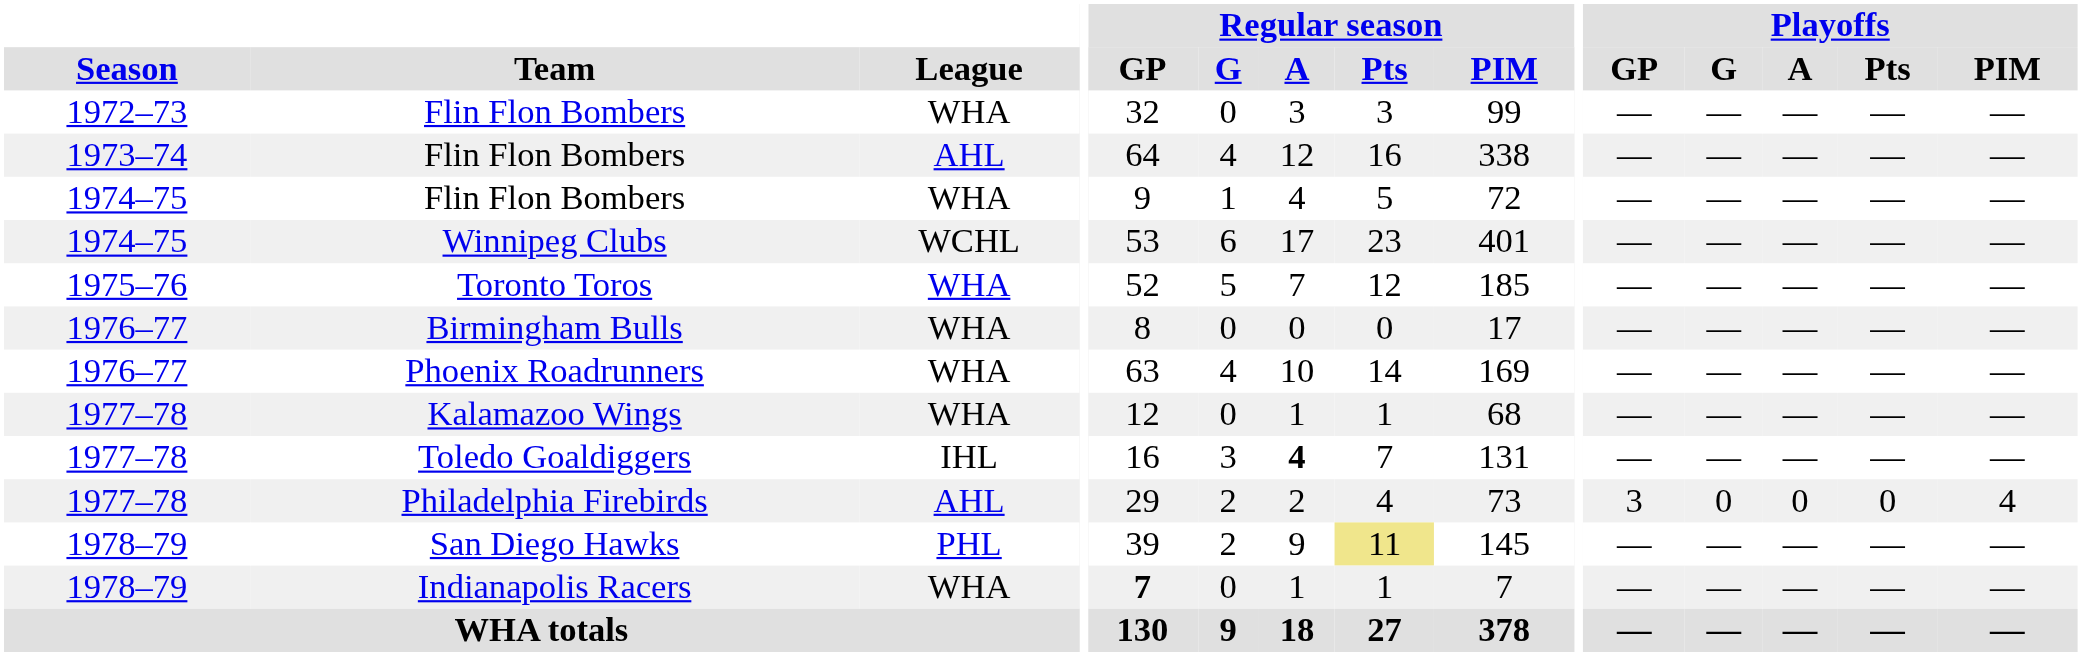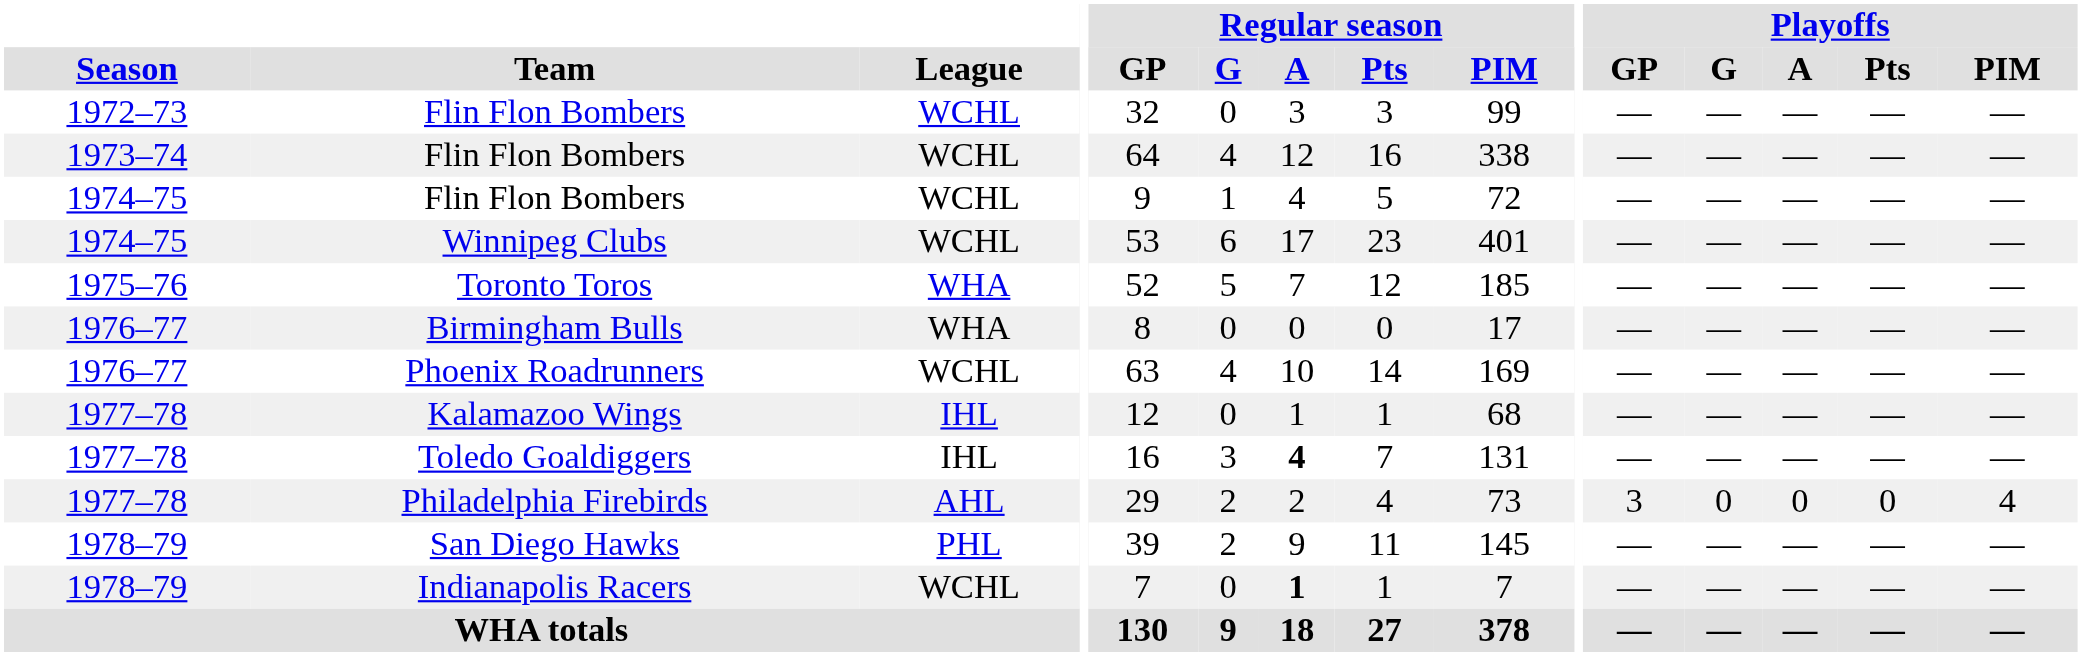(969, 111) WHA -> (969, 111) WCHL
(969, 154) AHL -> (969, 154) WCHL
(969, 197) WHA -> (969, 197) WCHL
(969, 370) WHA -> (969, 370) WCHL
(969, 413) WHA -> (969, 413) IHL
(1385, 543) khaki background -> (1385, 543) no background
(969, 586) WHA -> (969, 586) WCHL
(1142, 586) bold -> (1142, 586) normal
(1297, 586) normal -> (1297, 586) bold
